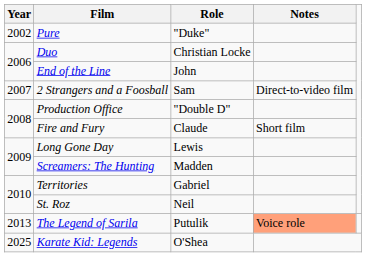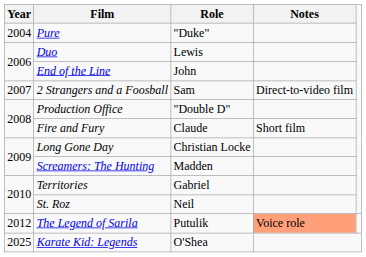(19, 33) 2002 -> (19, 33) 2004
(212, 52) Christian Locke -> (188, 52) Lewis
(188, 147) Lewis -> (212, 147) Christian Locke
(19, 223) 2013 -> (19, 223) 2012
